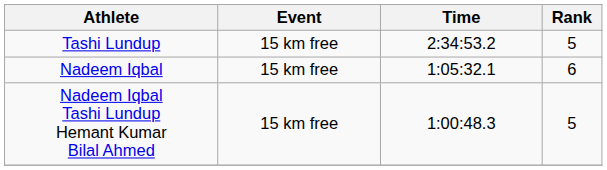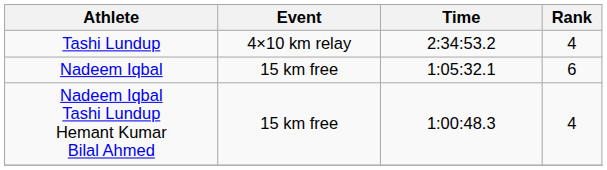(299, 43) 15 km free -> (299, 43) 4×10 km relay
(572, 43) 5 -> (572, 43) 4
(572, 123) 5 -> (572, 123) 4
